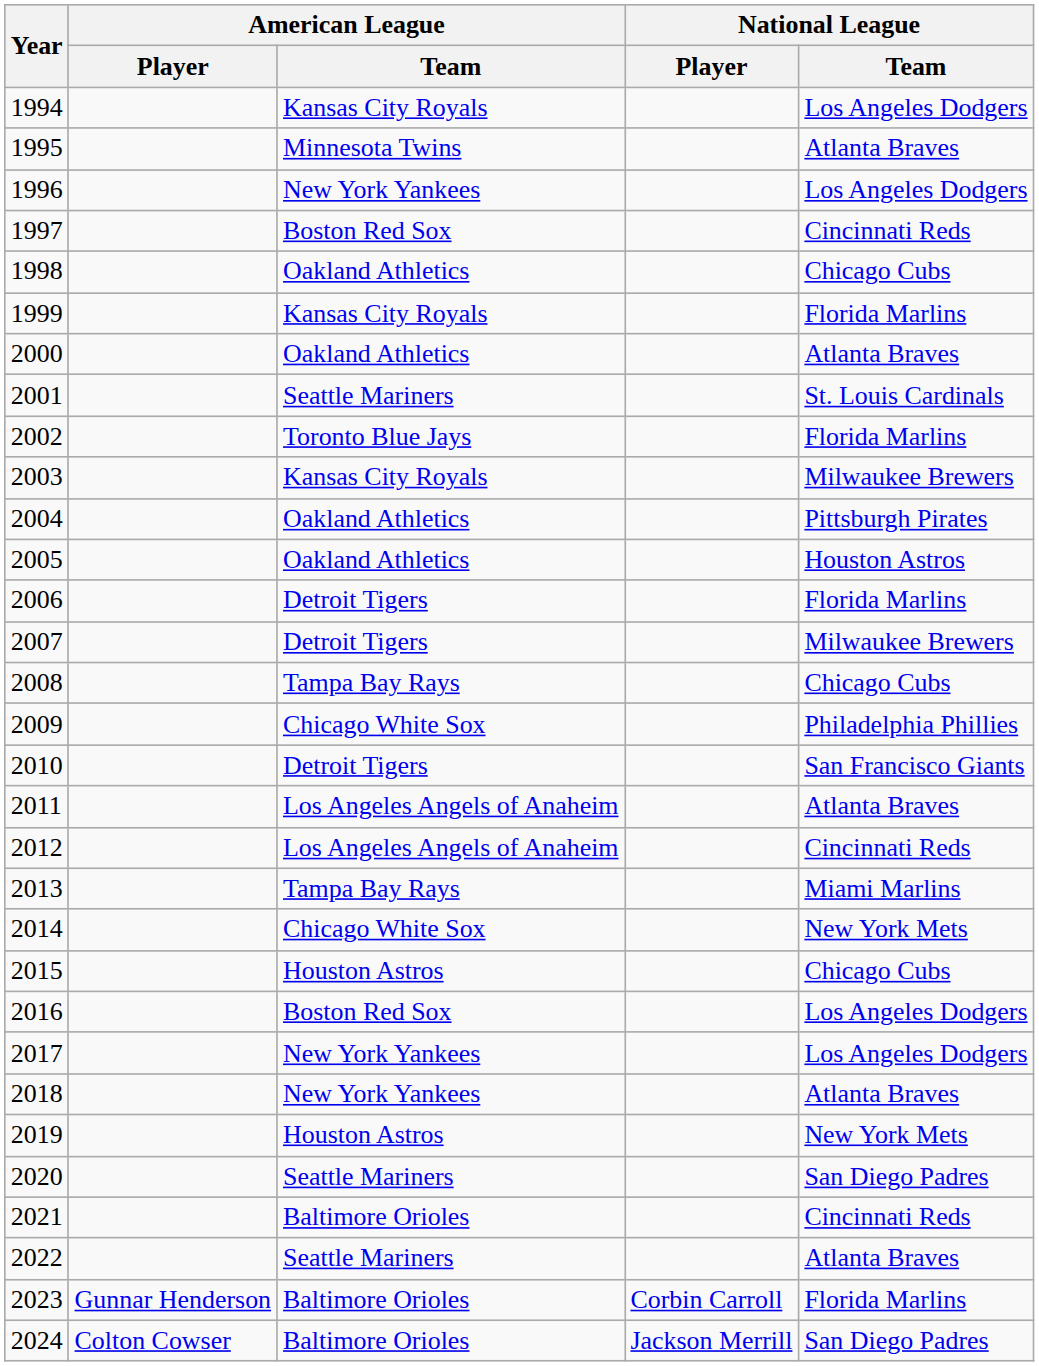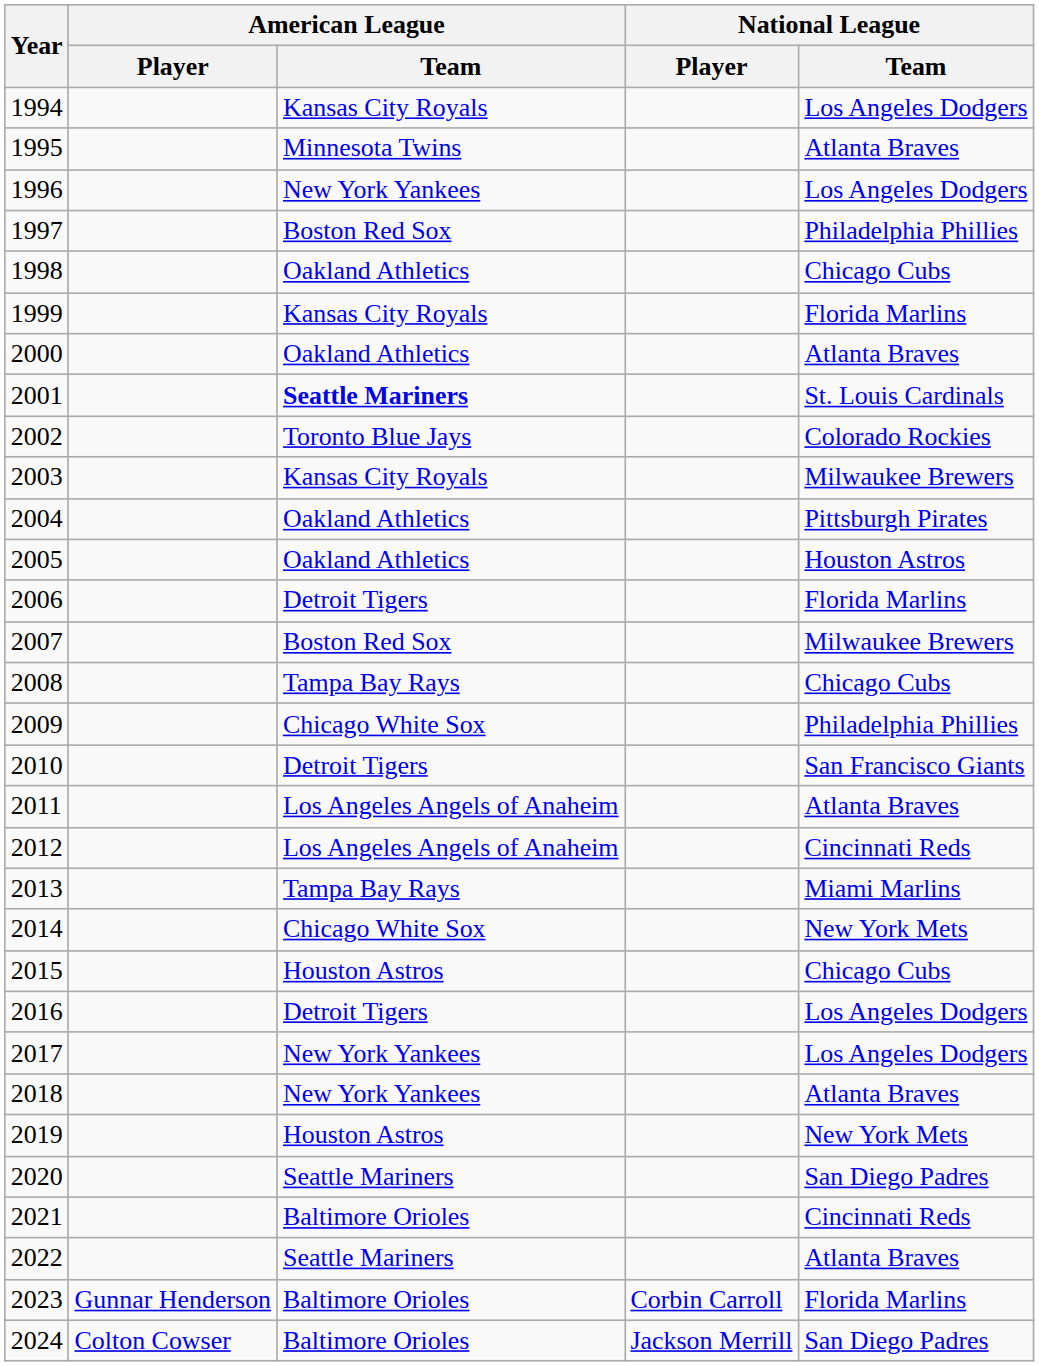(888, 230) Cincinnati Reds -> (911, 230) Philadelphia Phillies
(368, 395) normal -> (376, 395) bold
(885, 436) Florida Marlins -> (898, 436) Colorado Rockies
(355, 641) Detroit Tigers -> (367, 641) Boston Red Sox
(367, 1011) Boston Red Sox -> (355, 1011) Detroit Tigers
